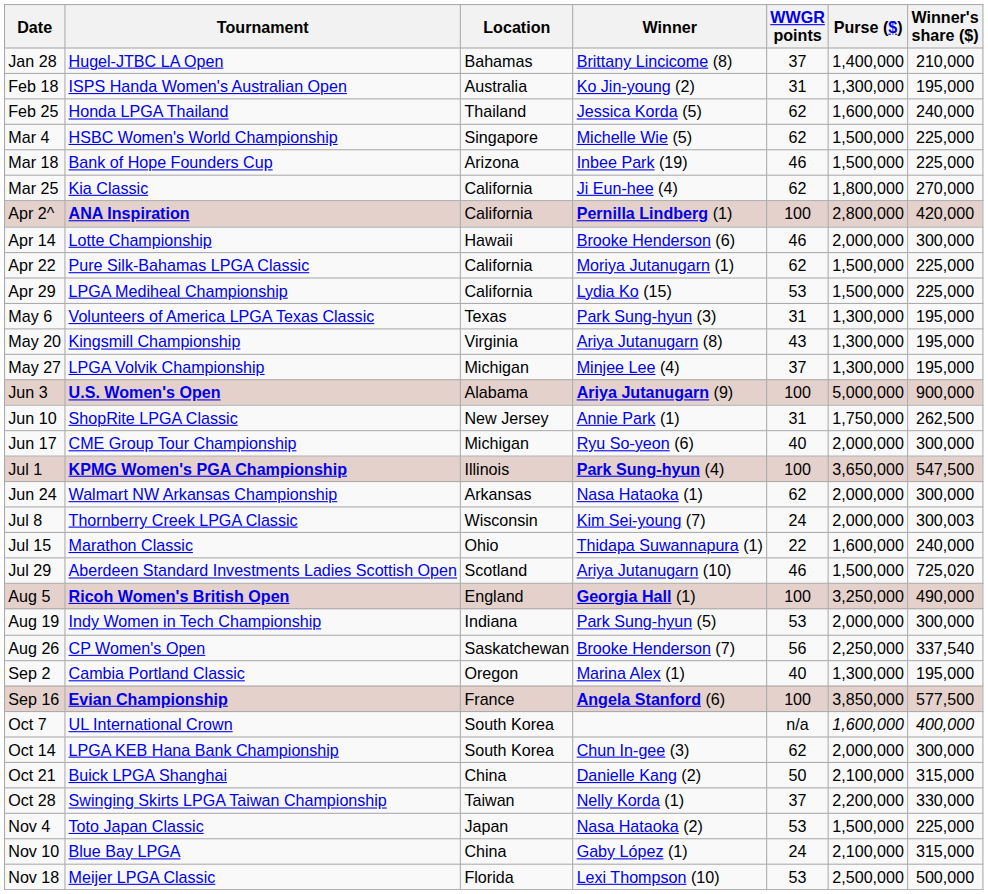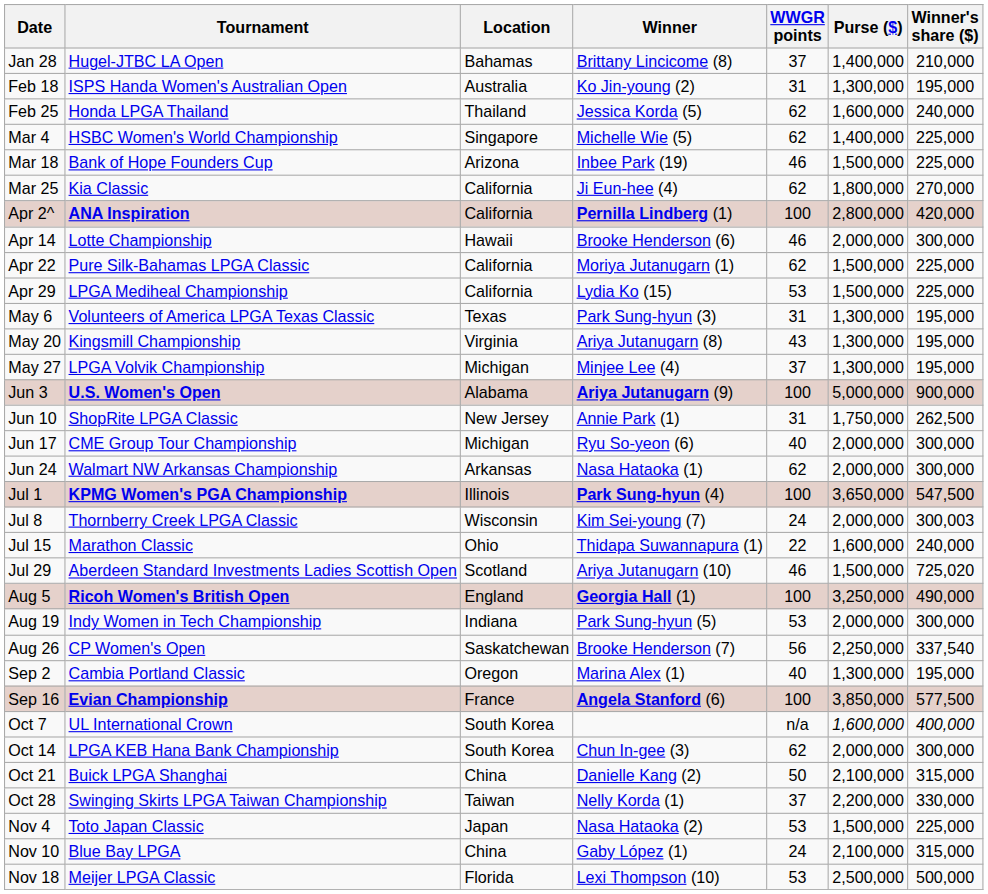(868, 138) 1,500,000 -> (868, 138) 1,400,000
rows swapped: (32, 495) <-> (25, 469)
